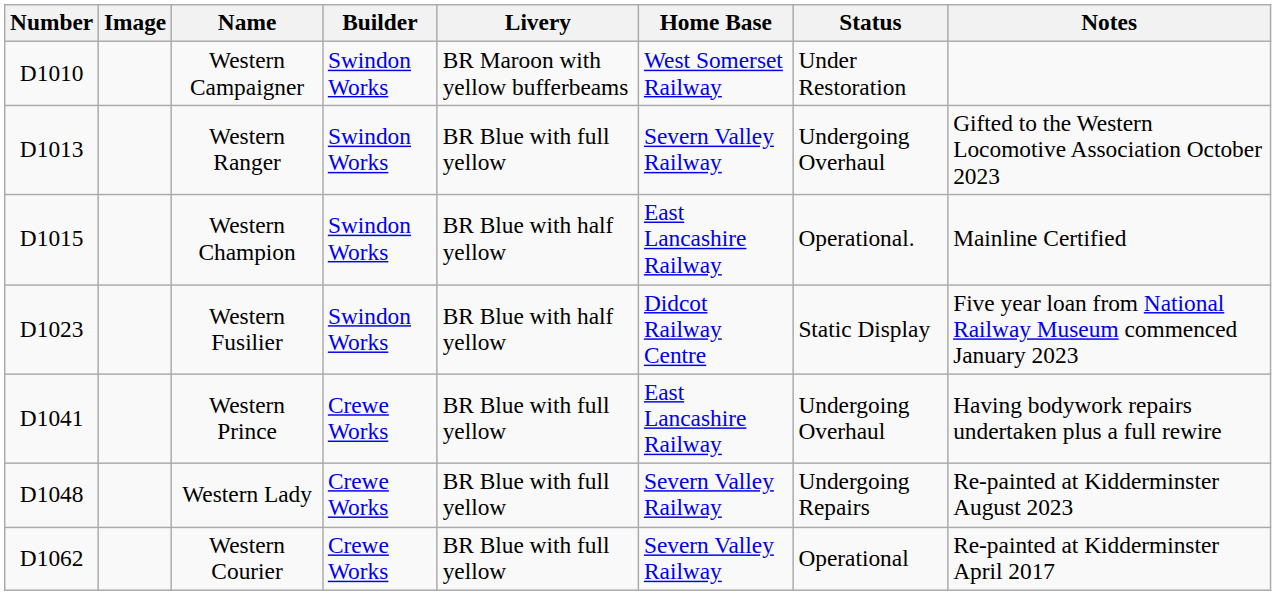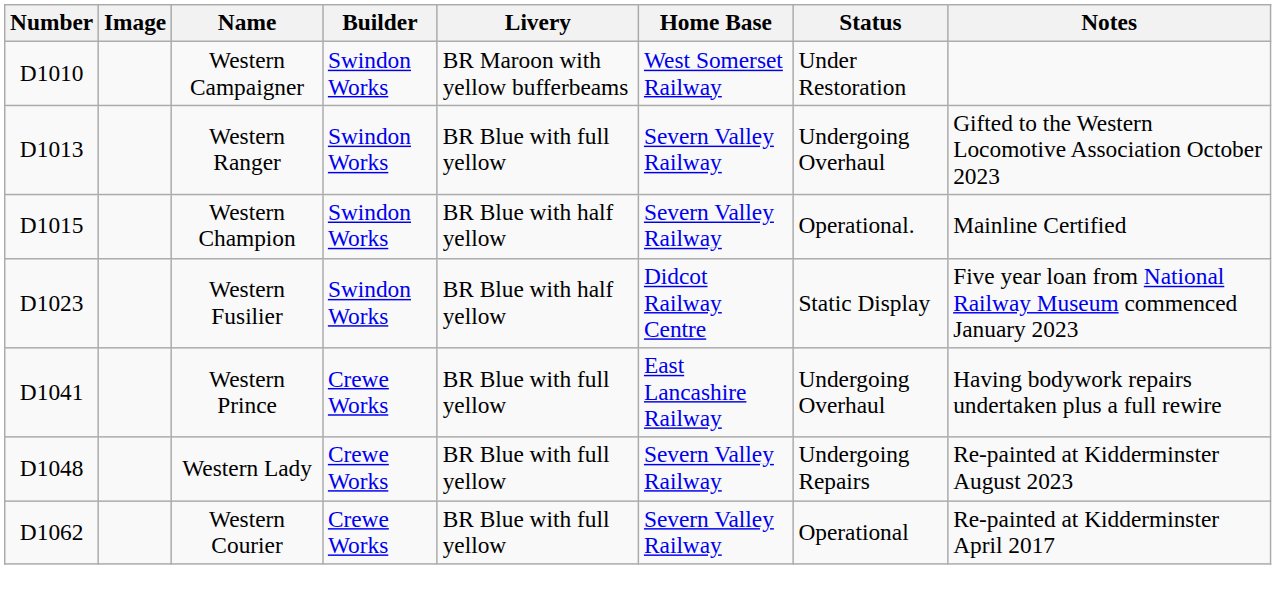(695, 239) East Lancashire Railway -> (709, 226) Severn Valley Railway
